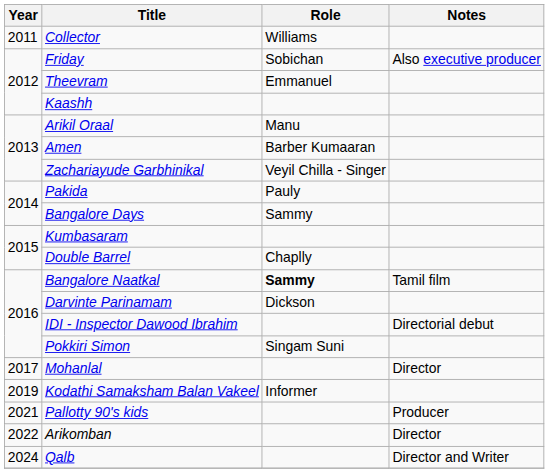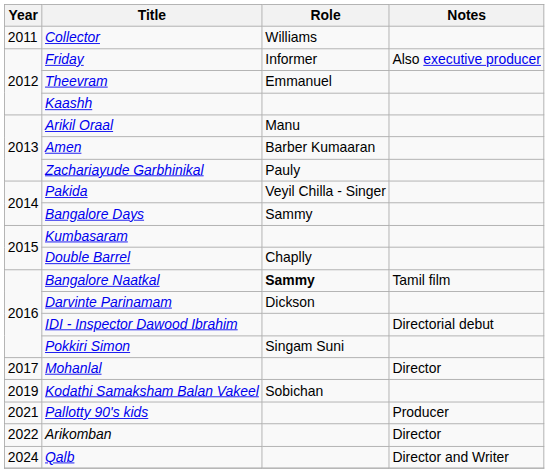(294, 59) Sobichan -> (291, 59) Informer
(326, 170) Veyil Chilla - Singer -> (283, 170) Pauly
(283, 192) Pauly -> (326, 192) Veyil Chilla - Singer
(291, 390) Informer -> (294, 390) Sobichan
